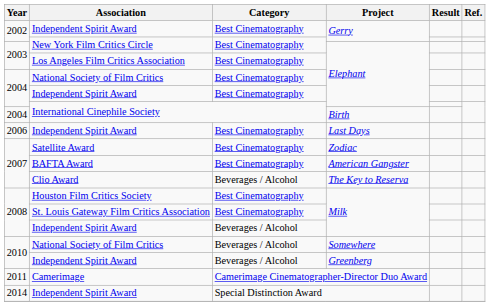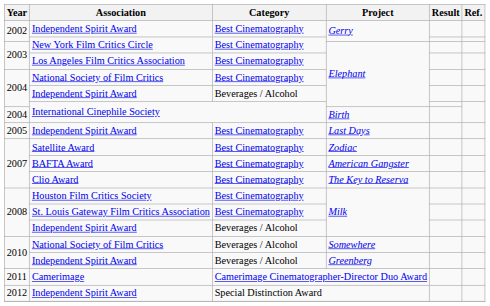(259, 93) Best Cinematography -> (256, 93) Beverages / Alcohol
(17, 131) 2006 -> (17, 131) 2005
(256, 179) Beverages / Alcohol -> (259, 179) Best Cinematography
(17, 293) 2014 -> (17, 293) 2012
